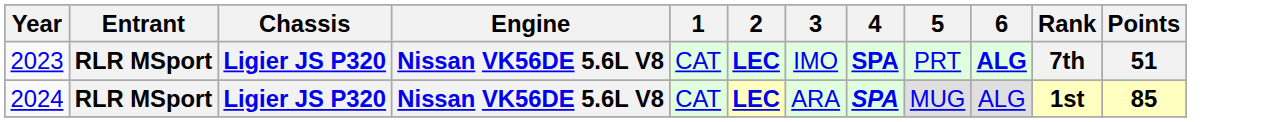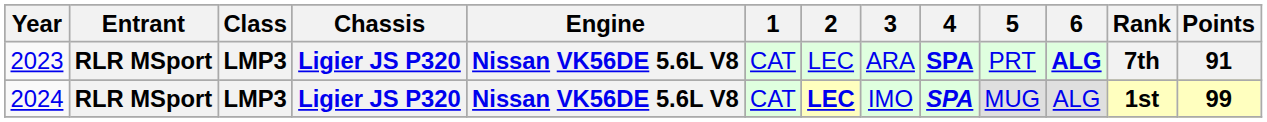+ column: (255, 23)
(756, 61) bold -> (831, 61) normal
(816, 61) IMO -> (890, 61) ARA
(1144, 61) 51 -> (1219, 61) 91
(816, 98) ARA -> (890, 98) IMO
(1144, 98) 85 -> (1219, 98) 99
